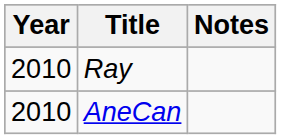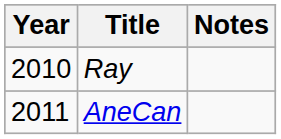(41, 111) 2010 -> (40, 111) 2011
